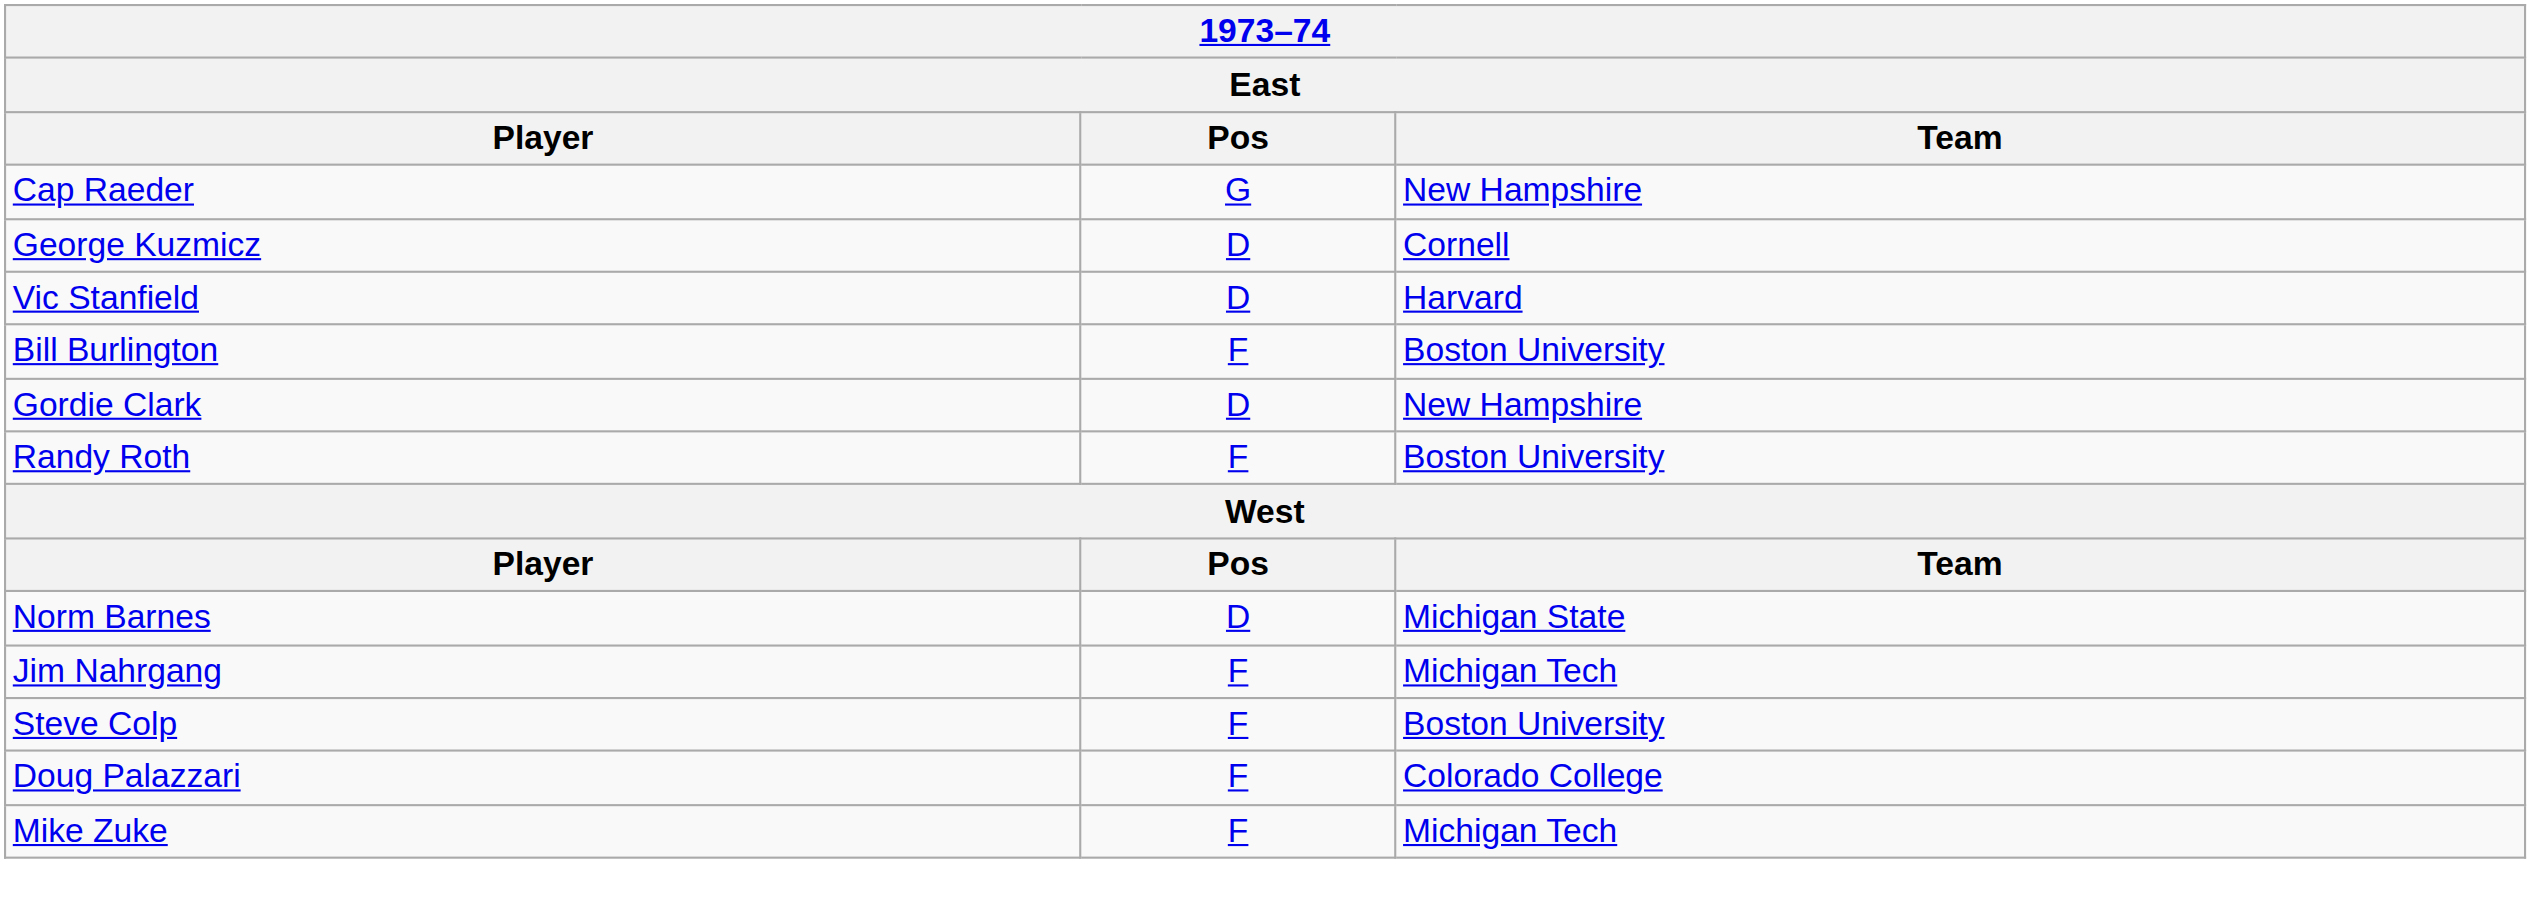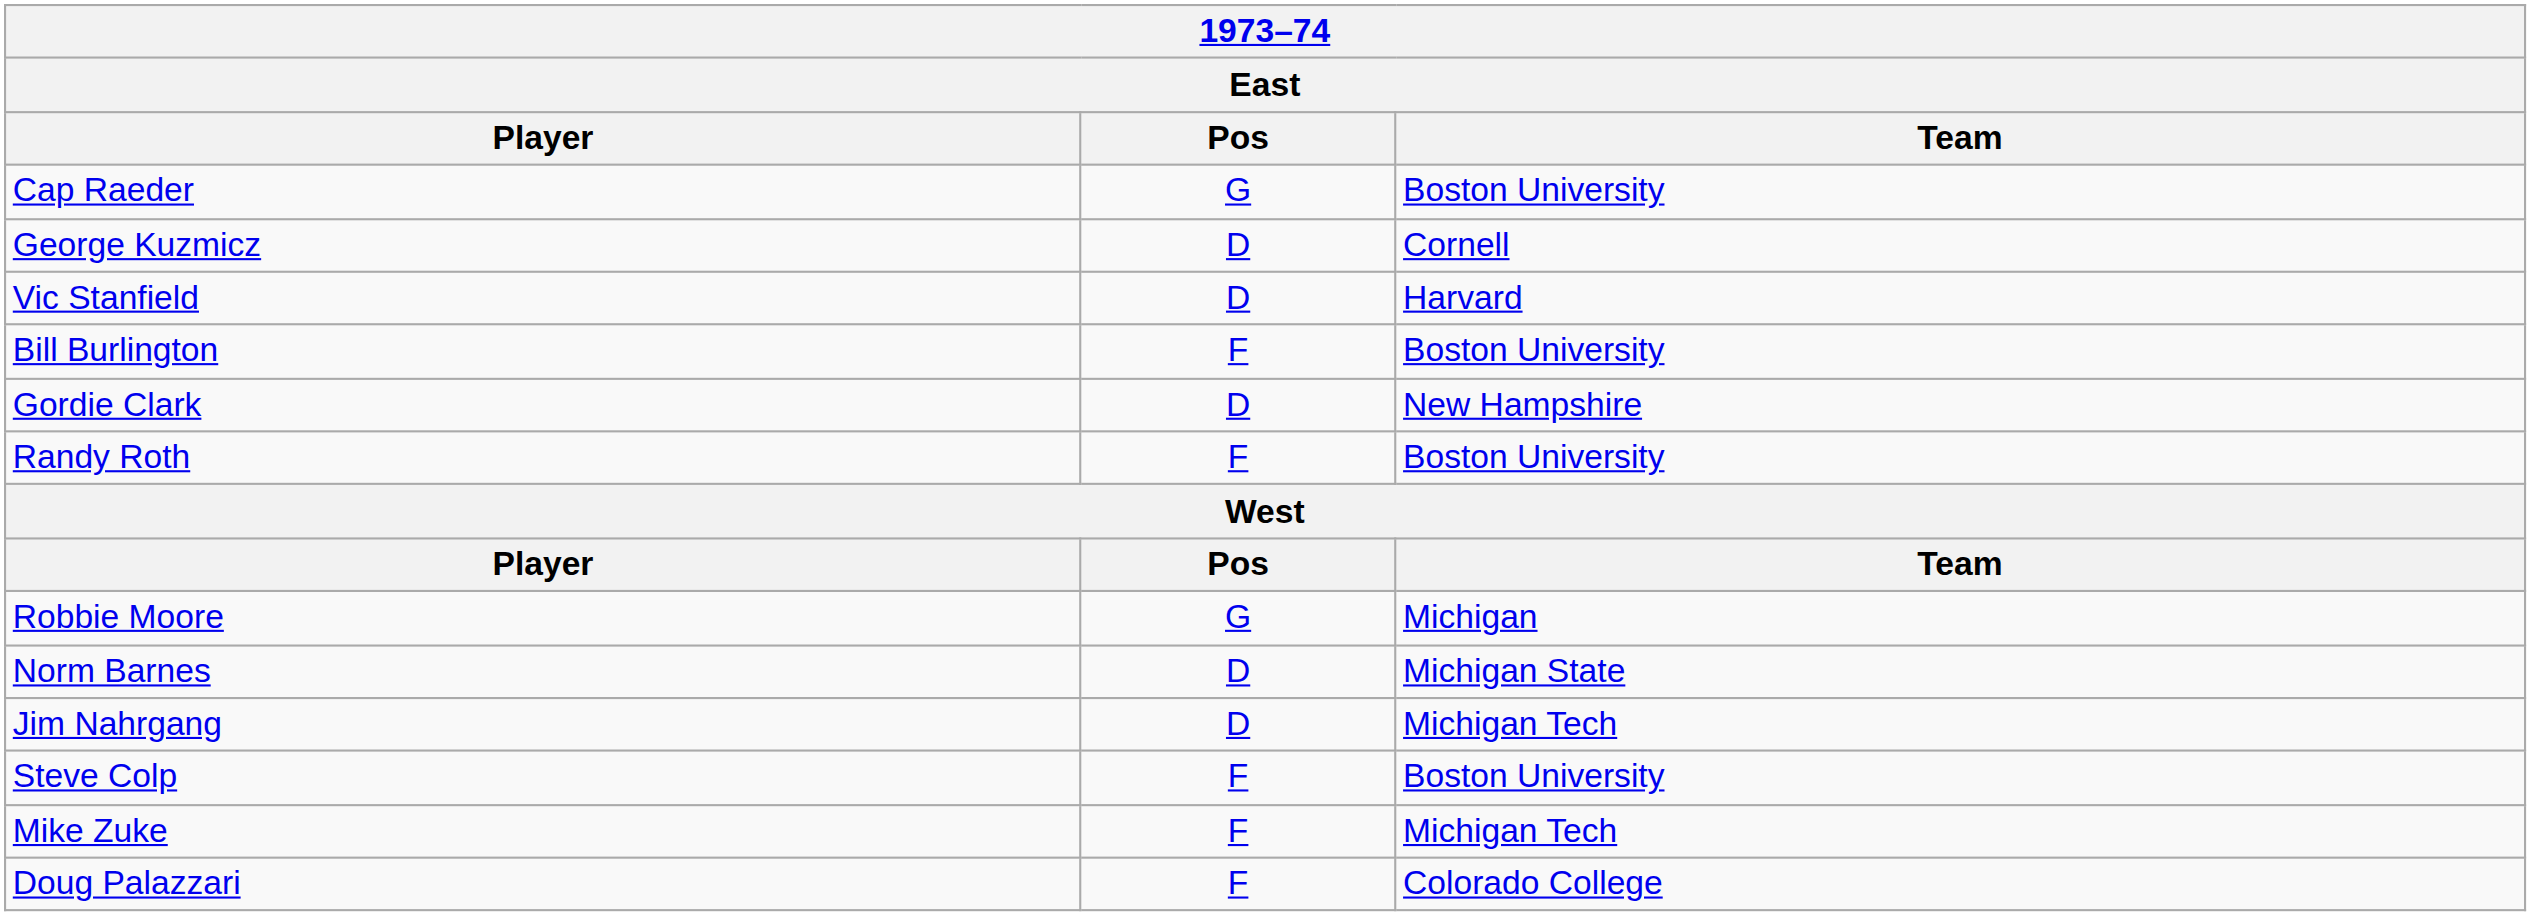(1523, 191) New Hampshire -> (1534, 191) Boston University
+ row: (118, 617)
(1238, 670) F -> (1238, 723) D
rows swapped: (127, 777) <-> (90, 830)
